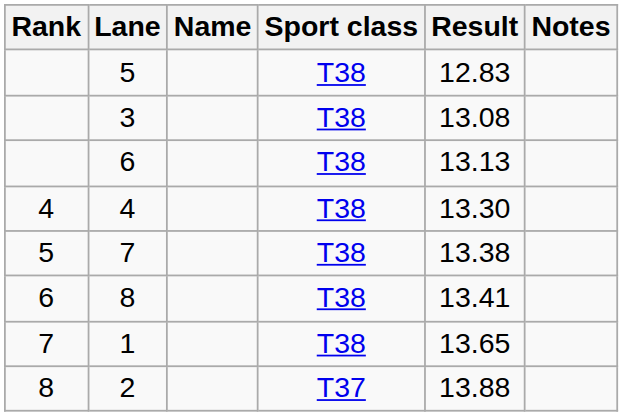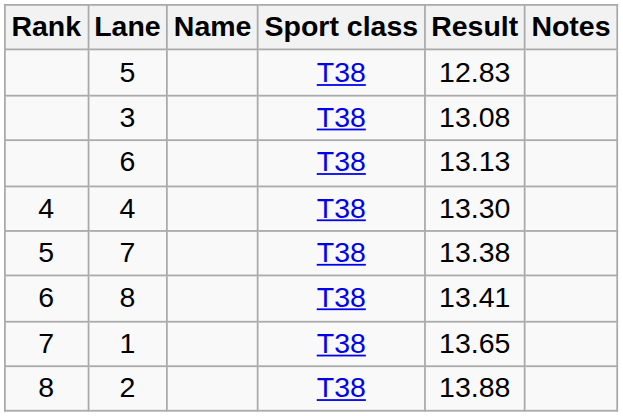(341, 388) T37 -> (341, 388) T38
